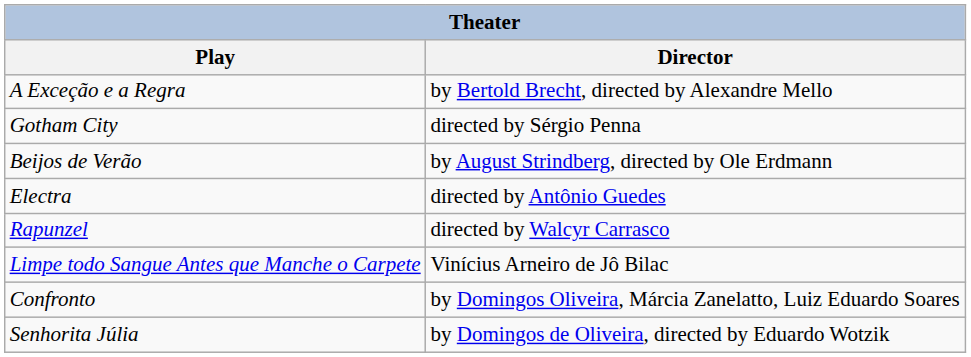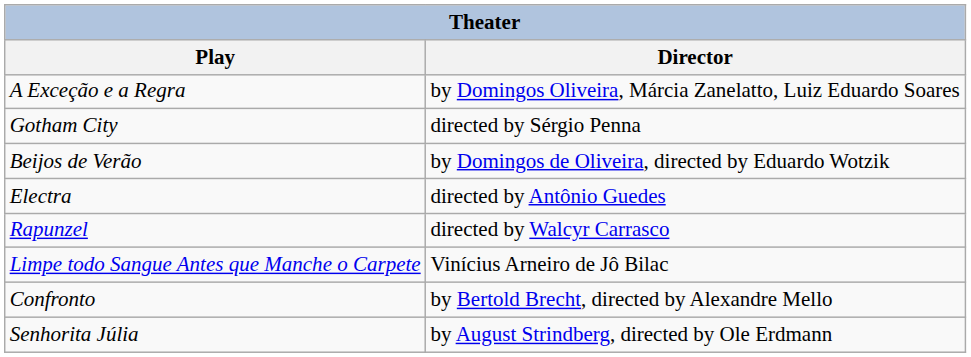(632, 91) by Bertold Brecht, directed by Alexandre Mello -> (695, 91) by Domingos Oliveira, Márcia Zanelatto, Luiz Eduardo Soares
(631, 160) by August Strindberg, directed by Ole Erdmann -> (660, 160) by Domingos de Oliveira, directed by Eduardo Wotzik
(695, 299) by Domingos Oliveira, Márcia Zanelatto, Luiz Eduardo Soares -> (632, 299) by Bertold Brecht, directed by Alexandre Mello
(660, 334) by Domingos de Oliveira, directed by Eduardo Wotzik -> (631, 334) by August Strindberg, directed by Ole Erdmann
